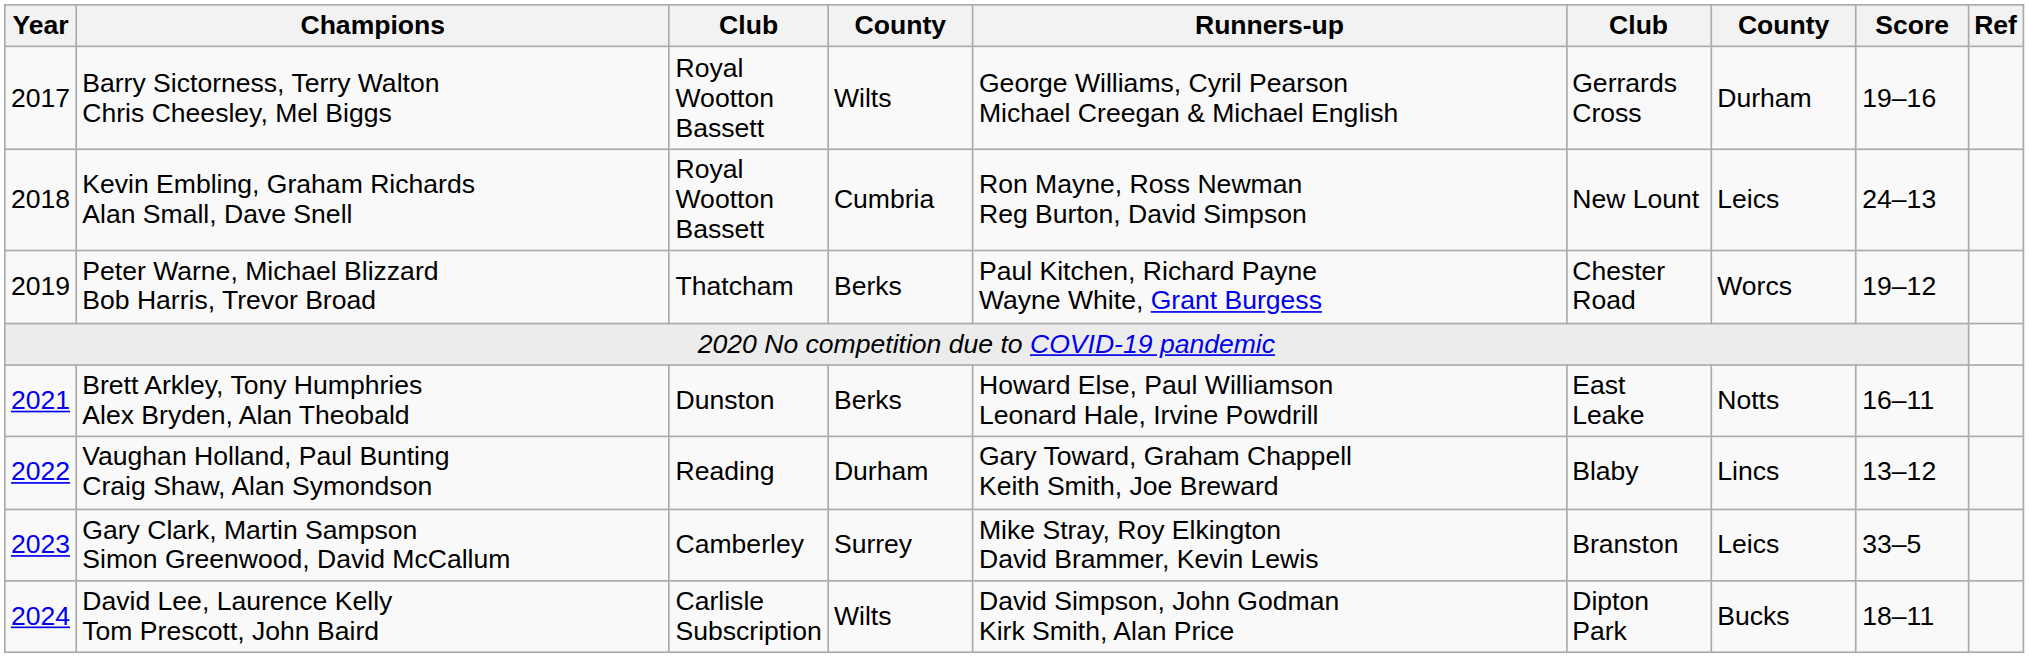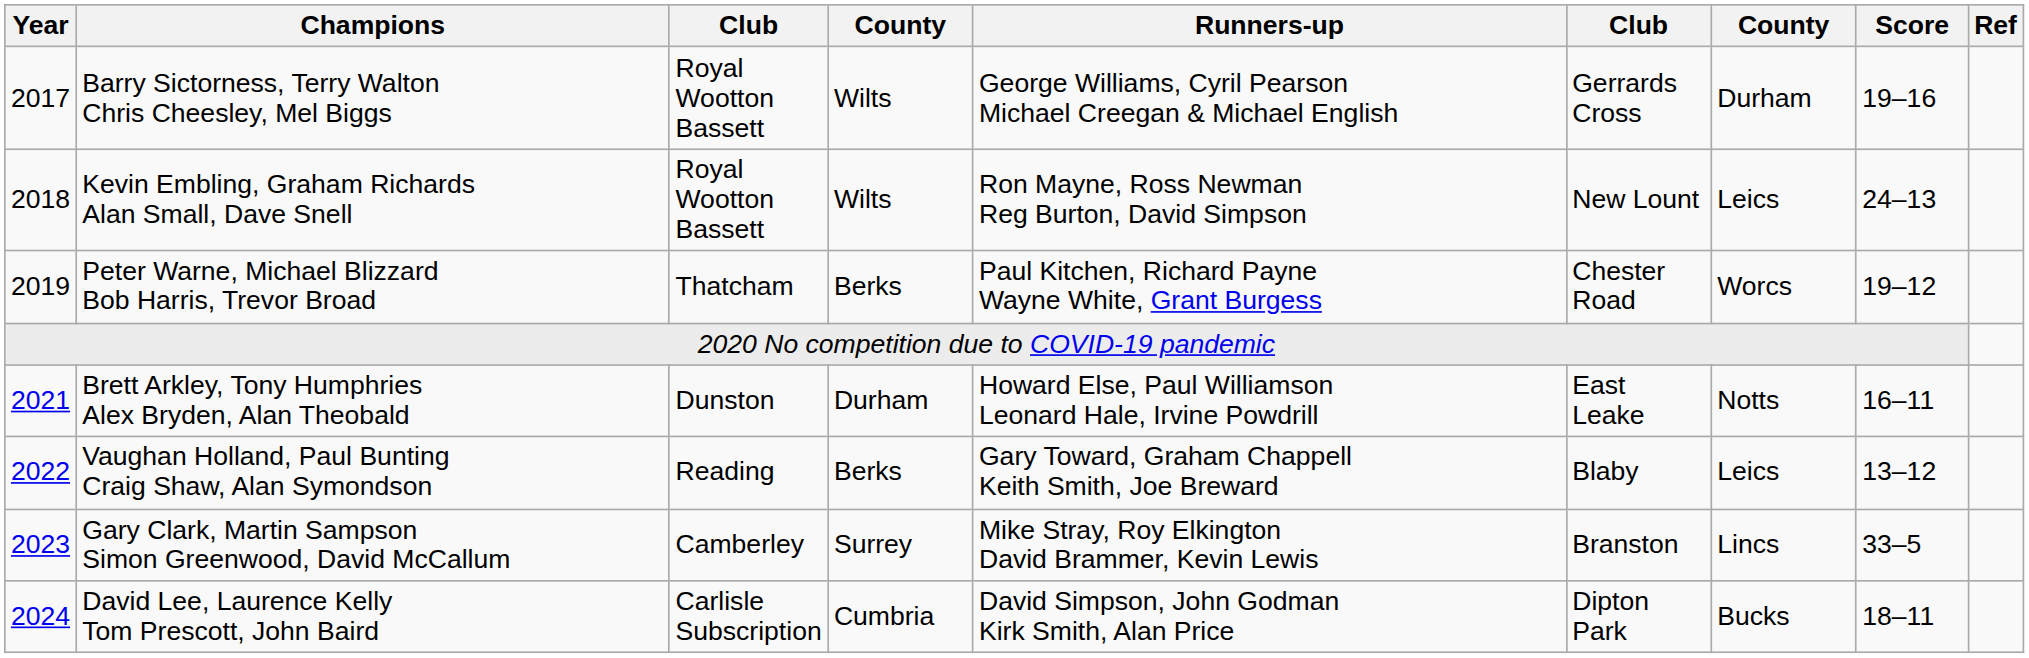(884, 199) Cumbria -> (863, 199) Wilts
(868, 400) Berks -> (881, 400) Durham
(881, 472) Durham -> (868, 472) Berks
(1748, 472) Lincs -> (1748, 472) Leics
(1748, 544) Leics -> (1748, 544) Lincs
(863, 616) Wilts -> (884, 616) Cumbria
